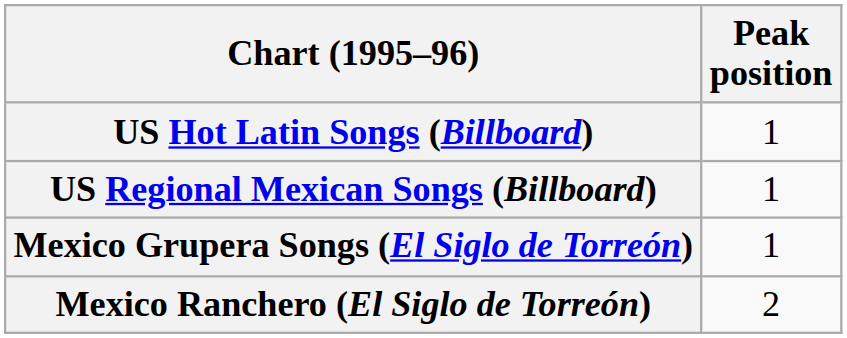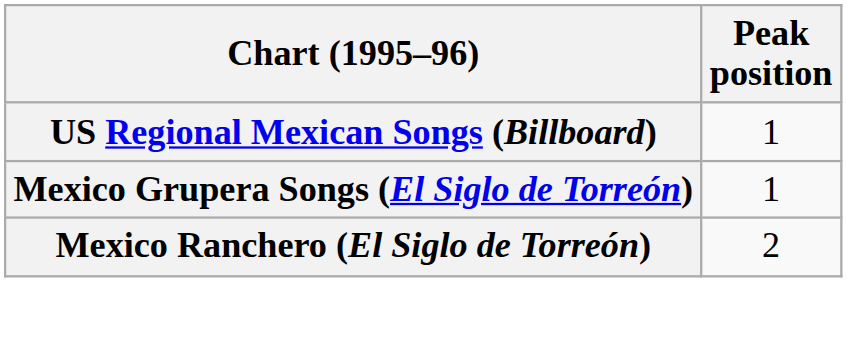- row: (353, 131)
